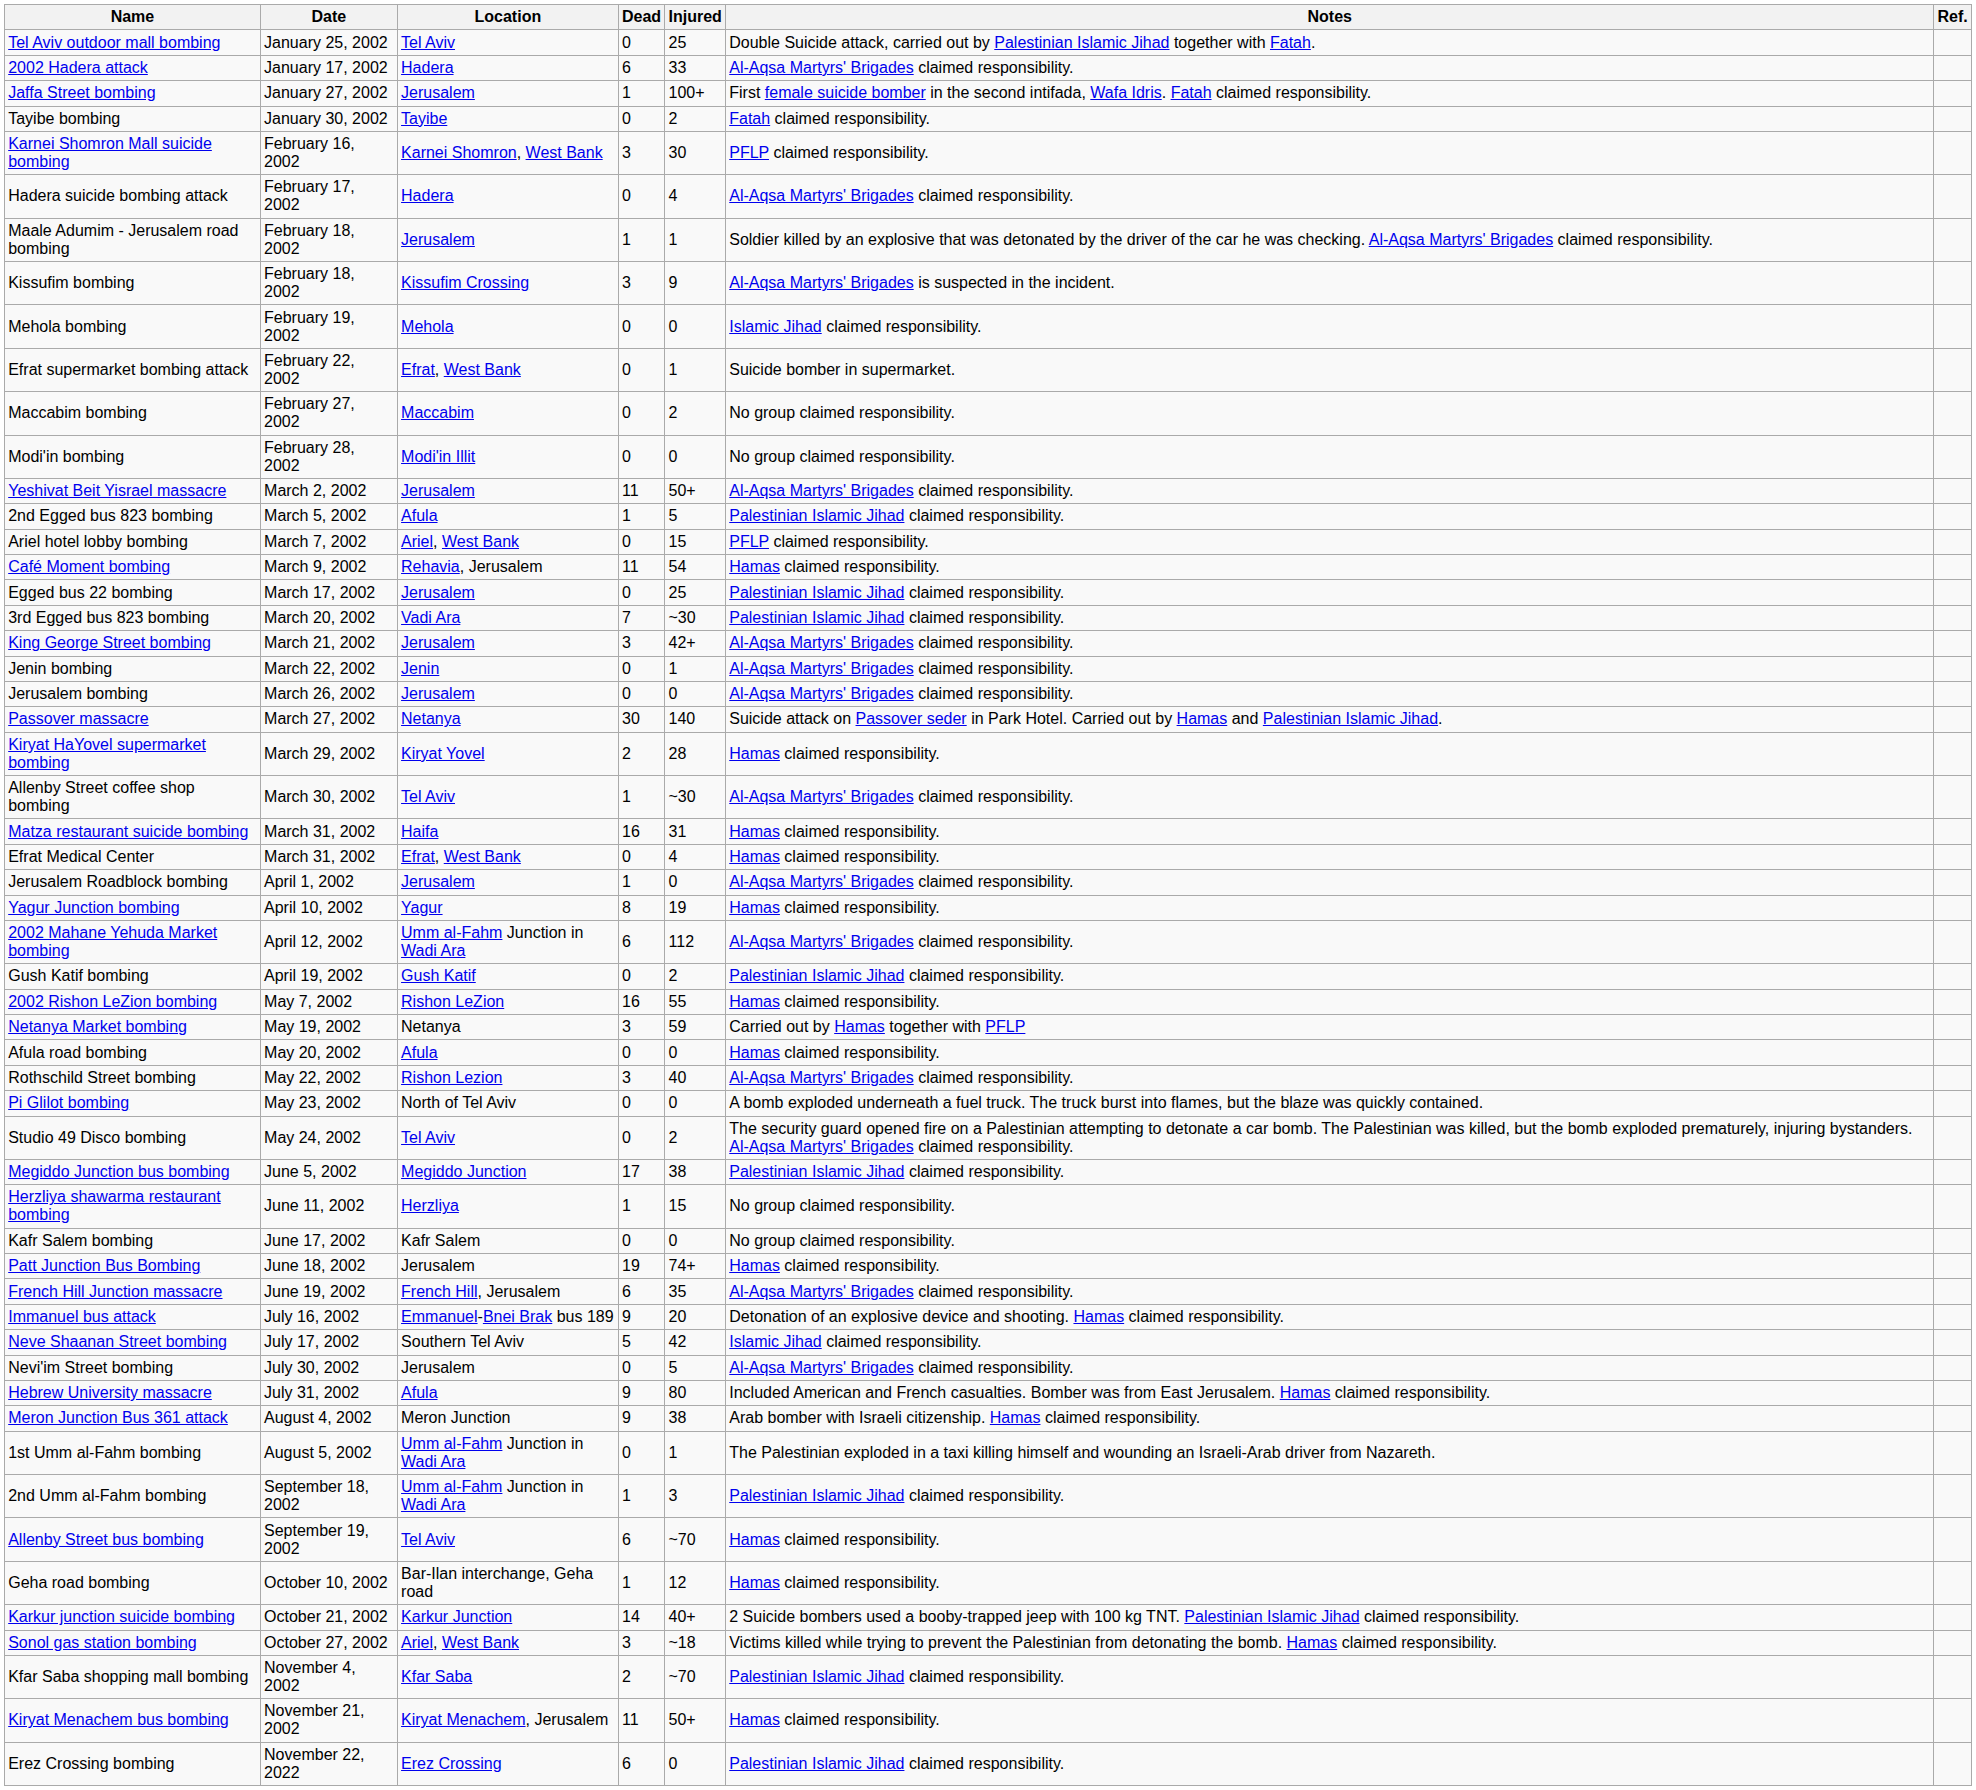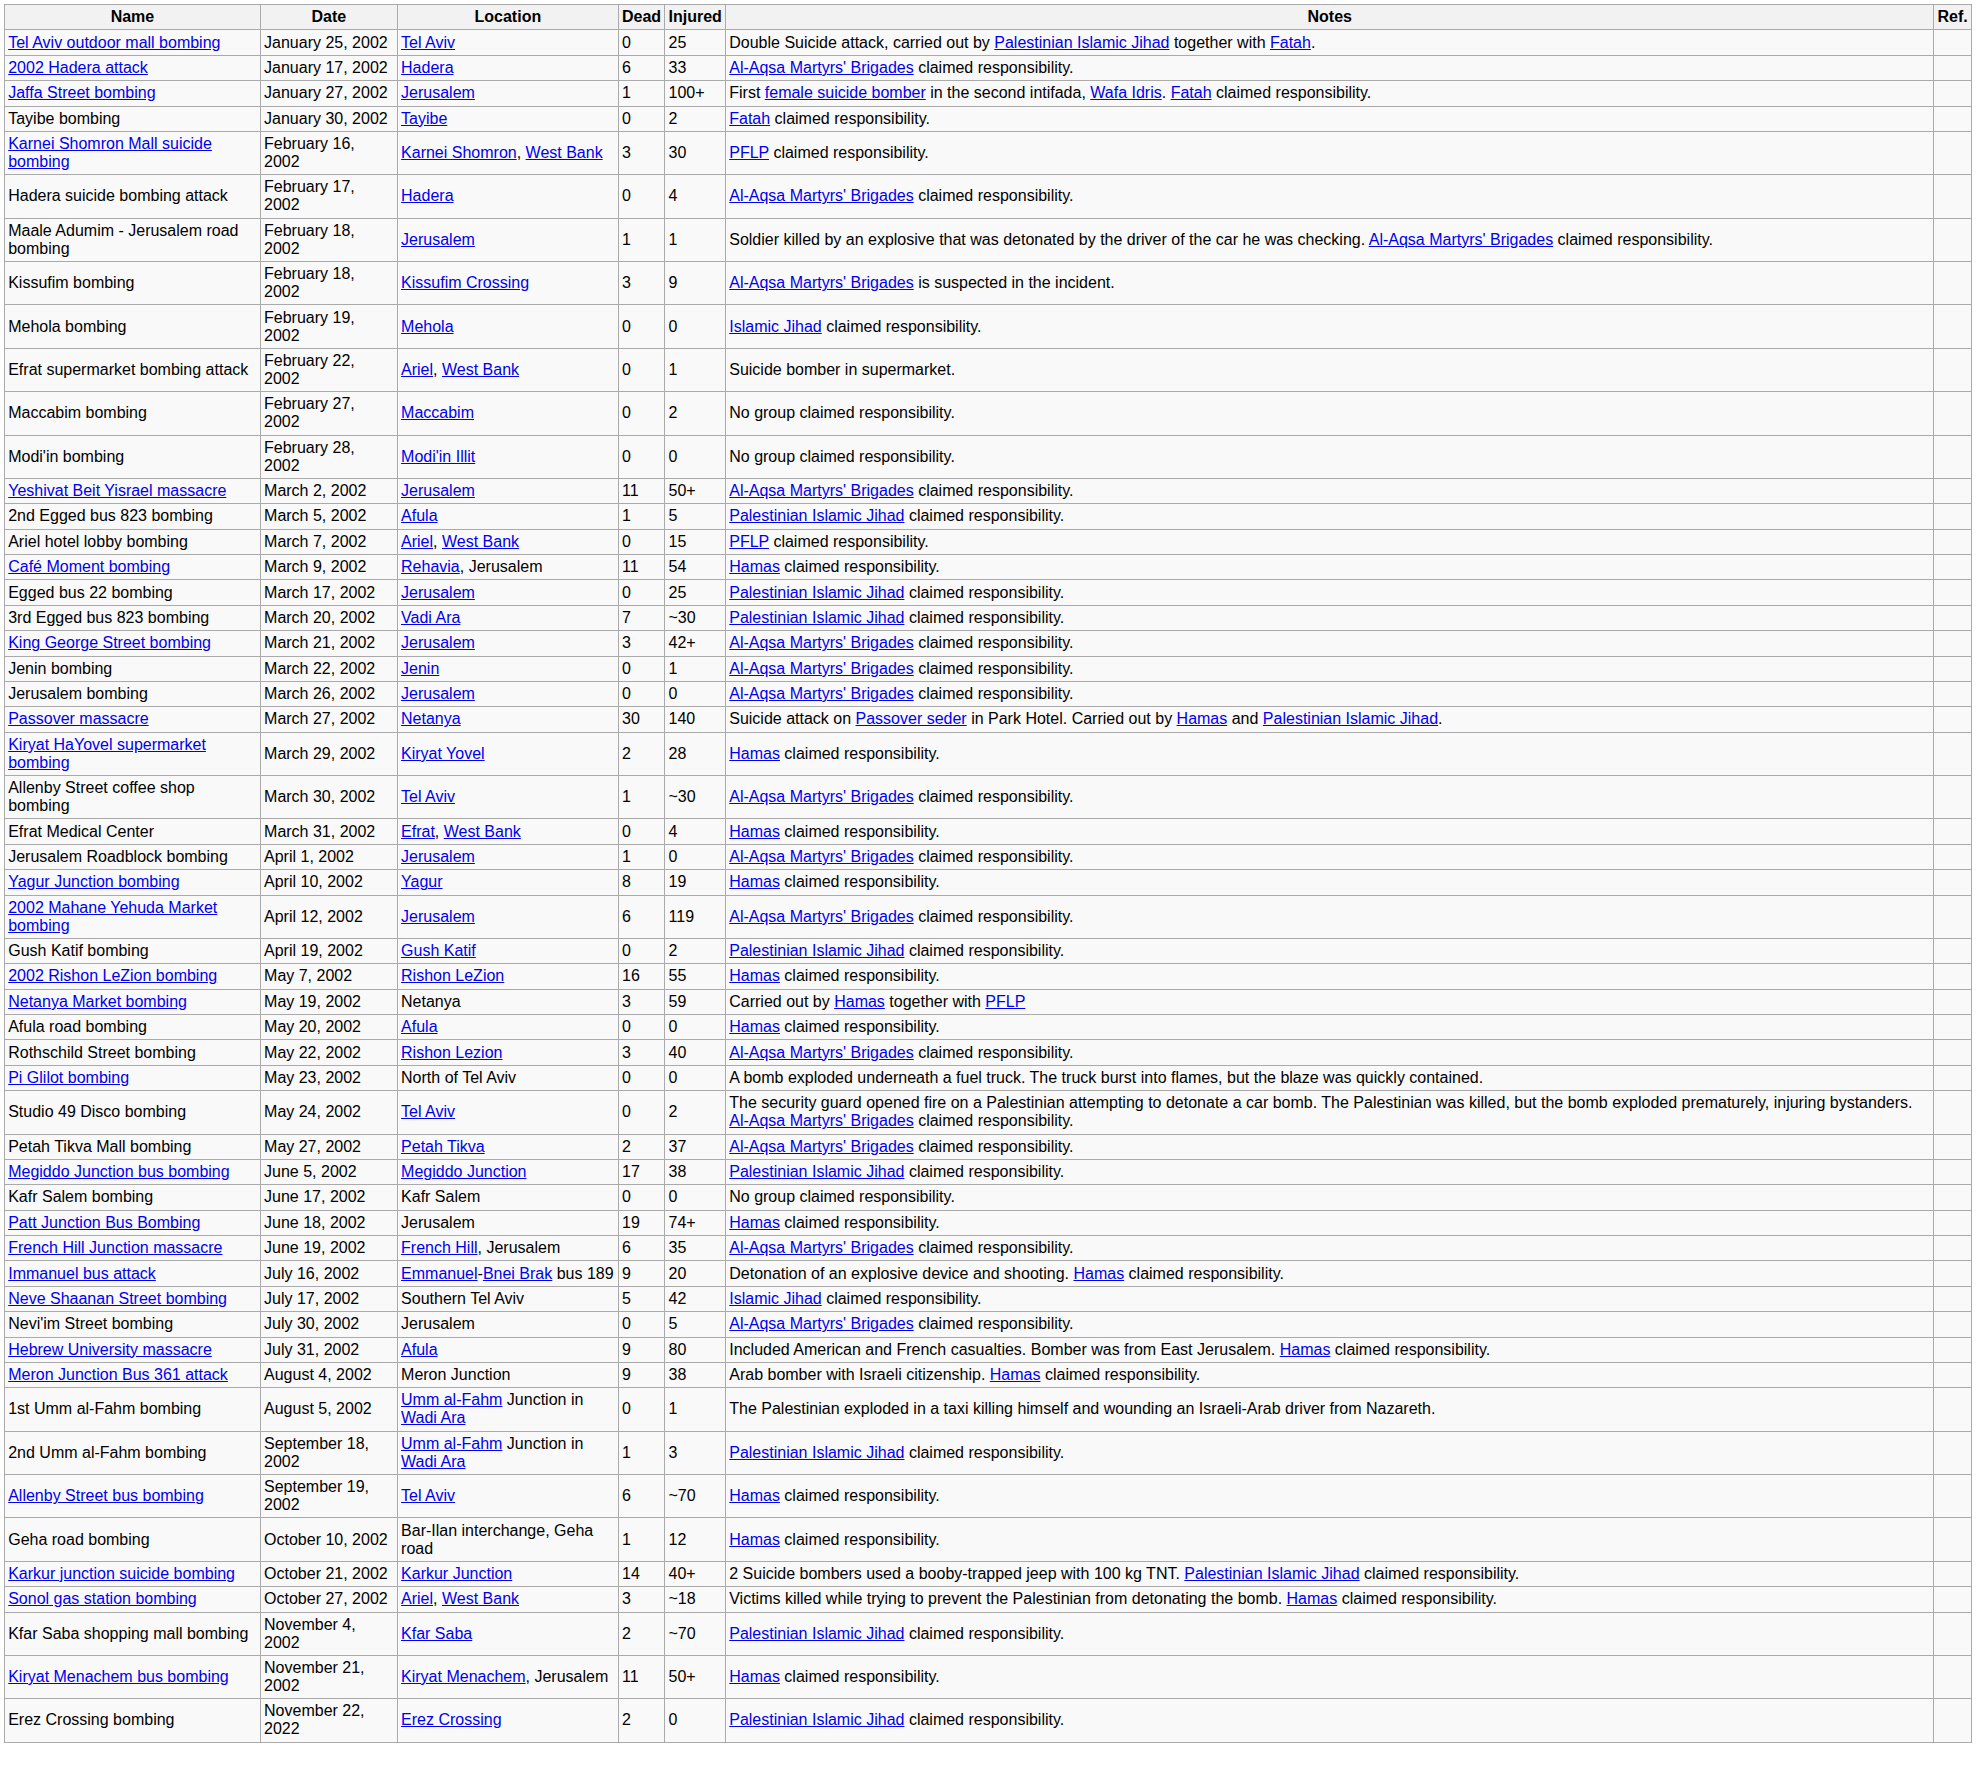(461, 369) Efrat, West Bank -> (460, 369) Ariel, West Bank
- row: (128, 831)
(492, 942) Umm al-Fahm Junction in Wadi Ara -> (438, 916) Jerusalem
(681, 942) 112 -> (681, 916) 119
+ row: (100, 1146)
- row: (114, 1206)
(626, 1763) 6 -> (626, 1720) 2
